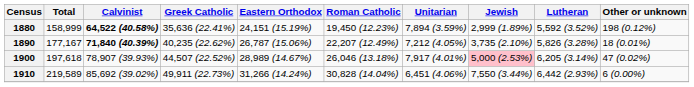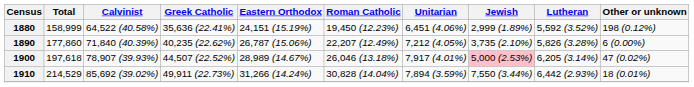(122, 27) bold -> (122, 27) normal
(436, 27) 7,894 (3.59%) -> (436, 27) 6,451 (4.06%)
(64, 43) 177,167 -> (64, 43) 177,860
(122, 43) bold -> (122, 43) normal
(626, 43) 18 (0.01%) -> (624, 43) 6 (0.00%)
(64, 74) 219,589 -> (64, 74) 214,529
(436, 74) 6,451 (4.06%) -> (436, 74) 7,894 (3.59%)
(624, 74) 6 (0.00%) -> (626, 74) 18 (0.01%)
